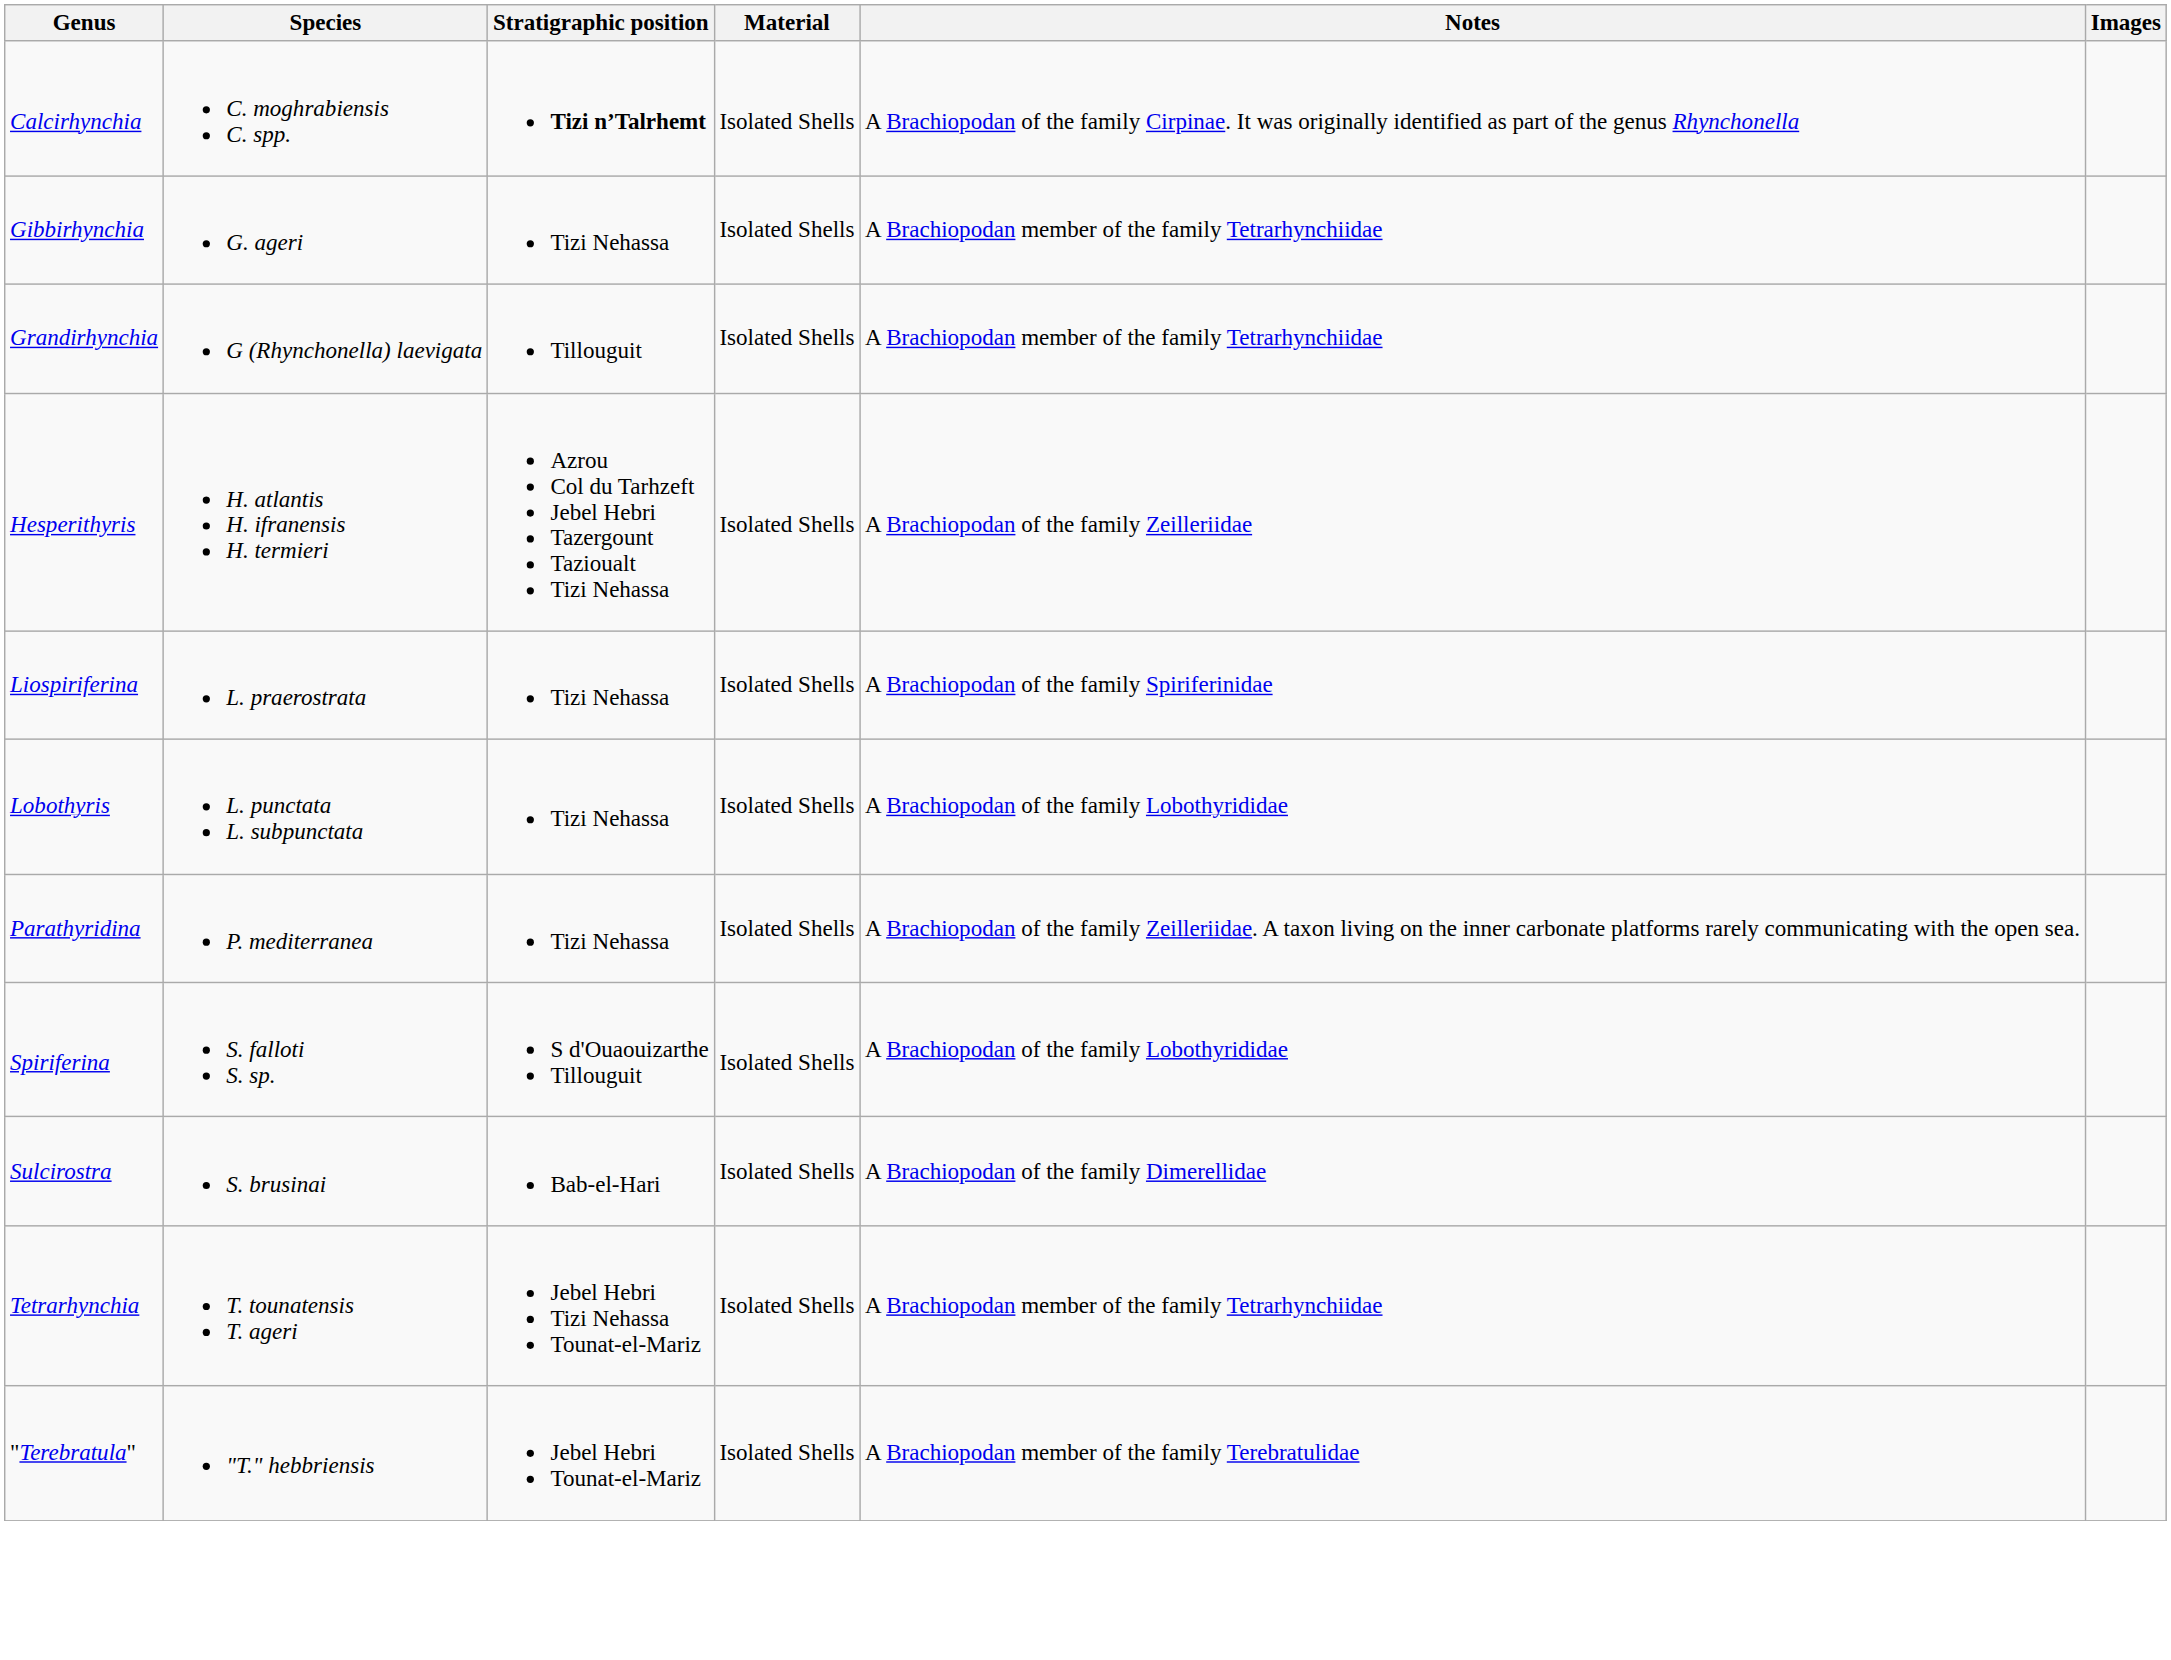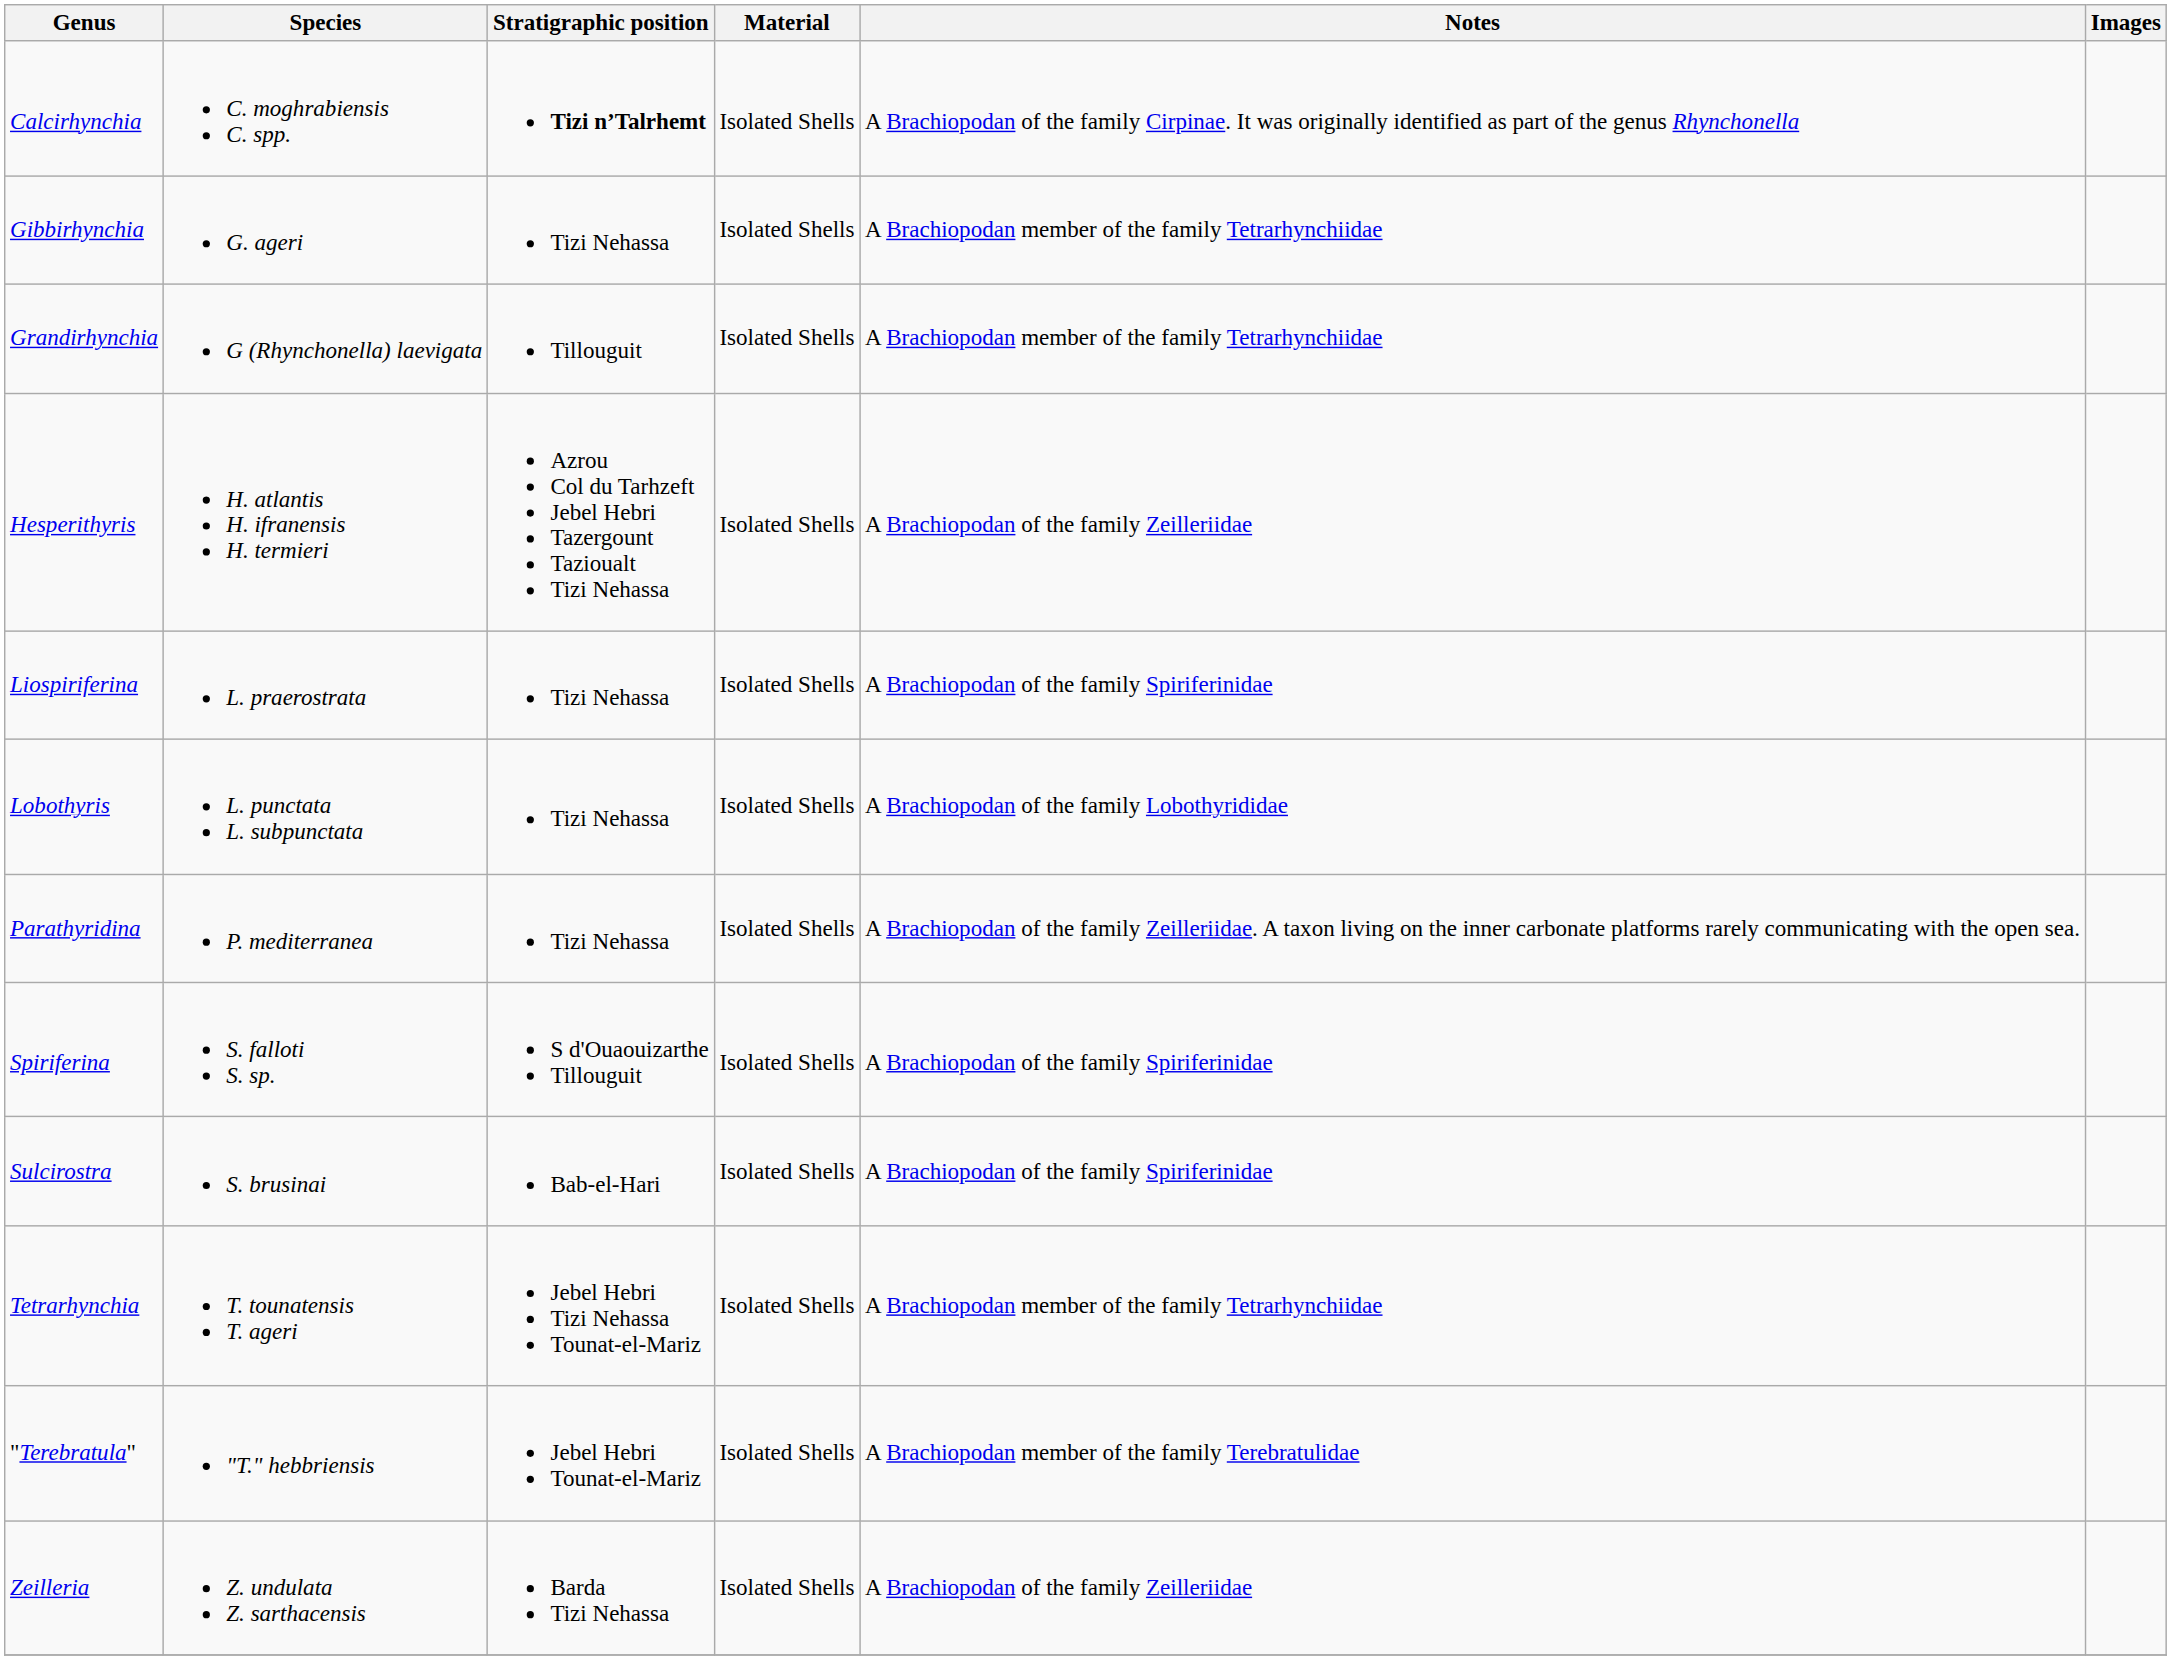(1077, 1049) A Brachiopodan of the family Lobothyrididae -> (1069, 1062) A Brachiopodan of the family Spiriferinidae
(1066, 1170) A Brachiopodan of the family Dimerellidae -> (1069, 1170) A Brachiopodan of the family Spiriferinidae
+ row: (50, 1587)
